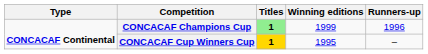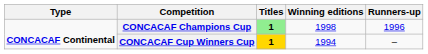(326, 27) 1999 -> (326, 27) 1998
(326, 42) 1995 -> (326, 42) 1994
